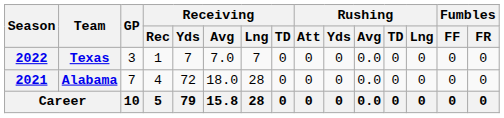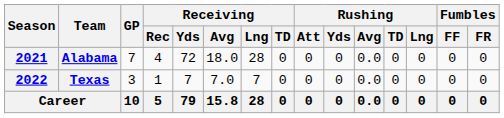rows swapped: (90, 80) <-> (90, 59)
